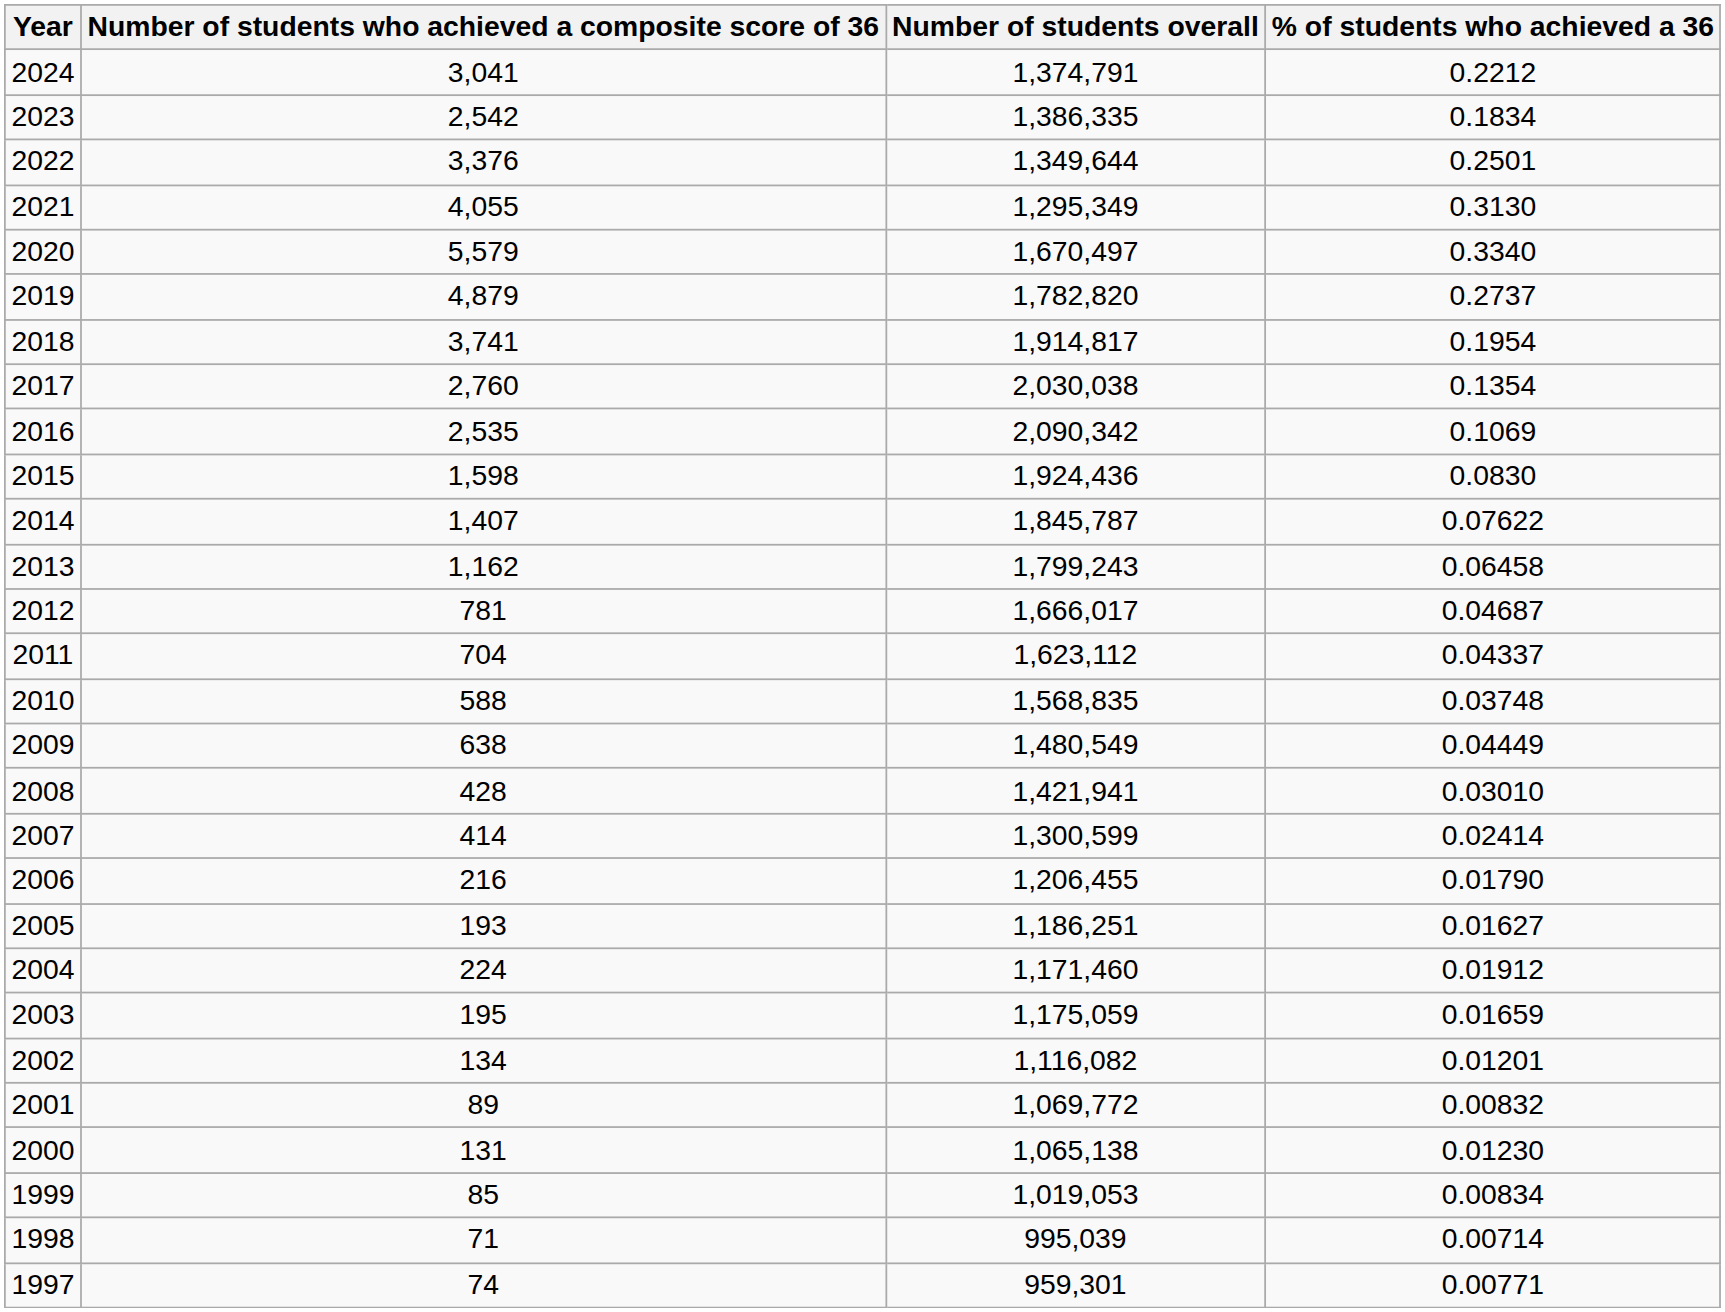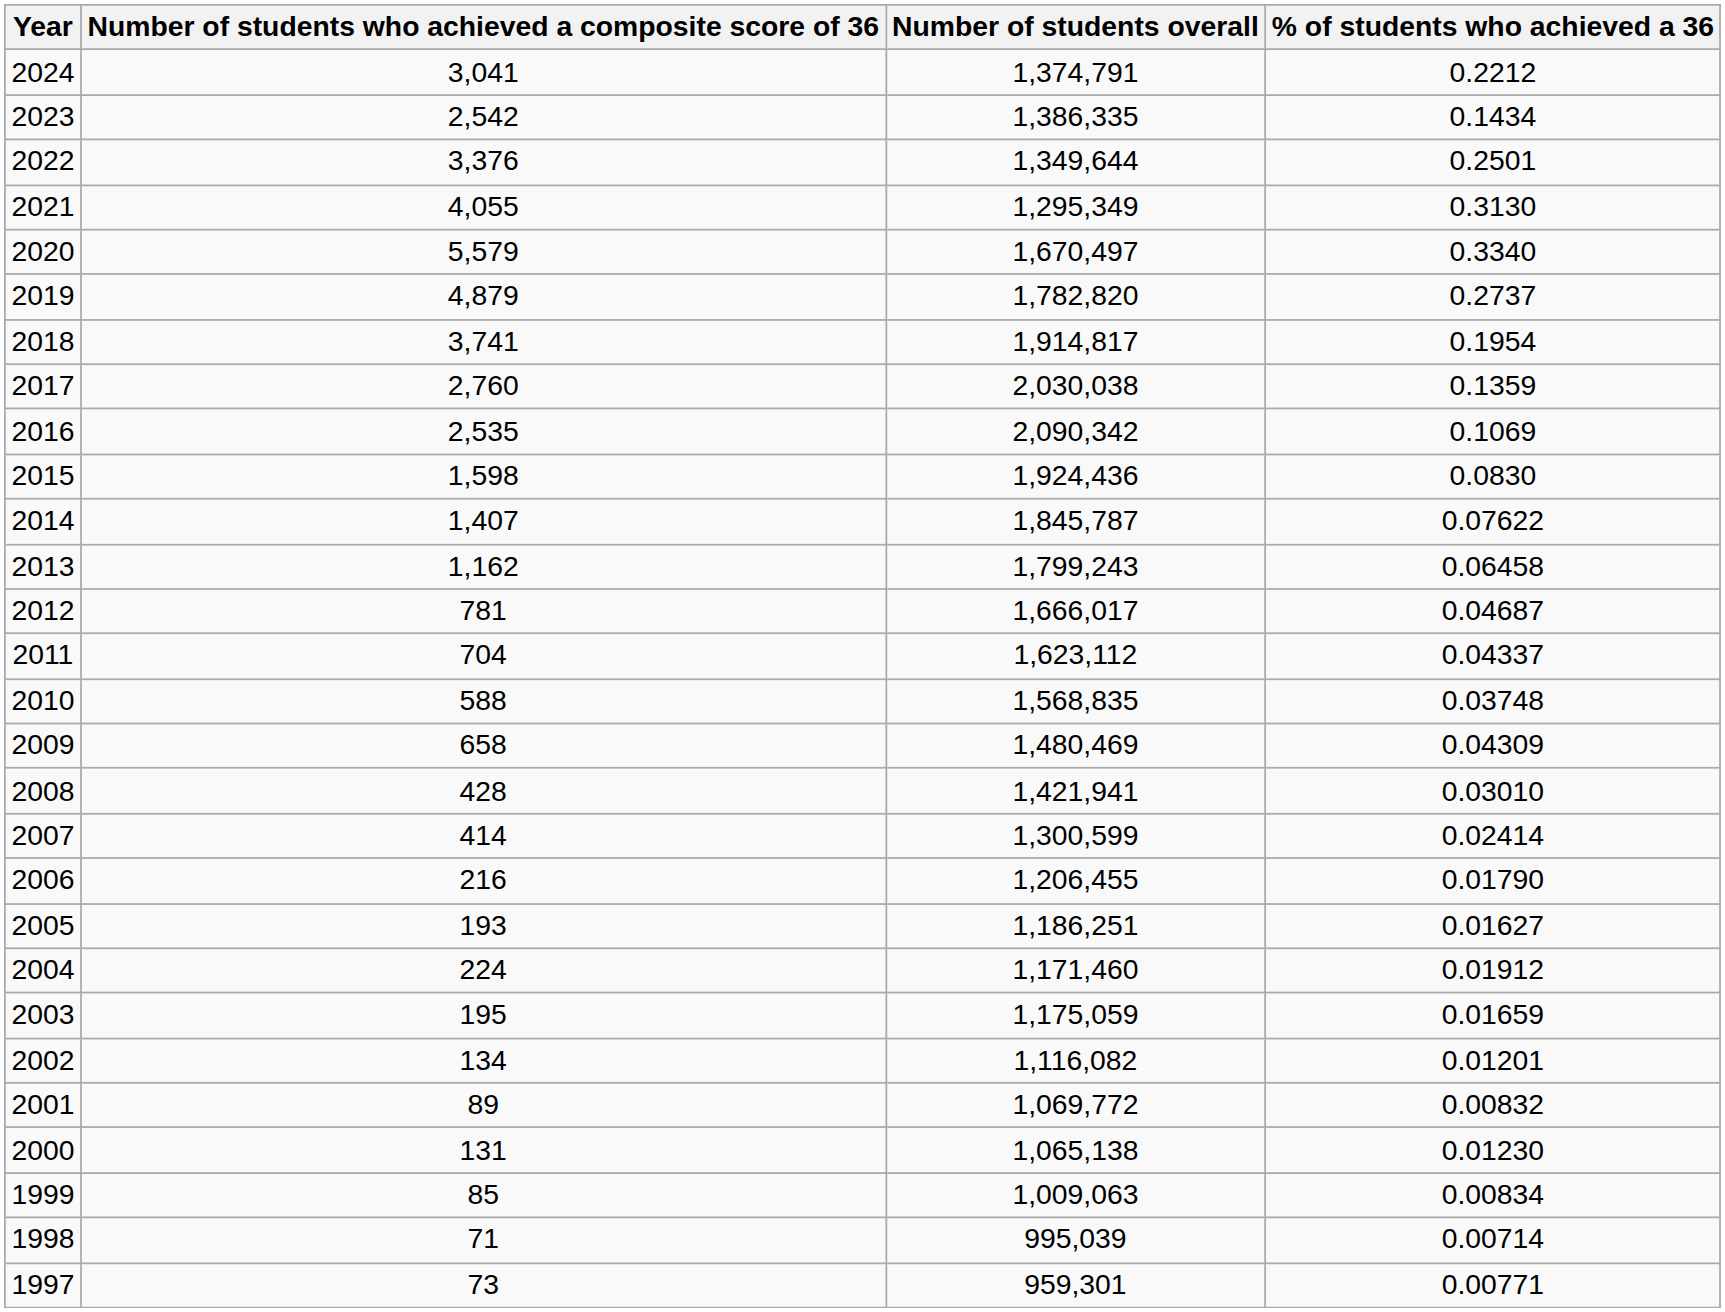(1493, 116) 0.1834 -> (1493, 116) 0.1434
(1493, 386) 0.1354 -> (1493, 386) 0.1359
(483, 745) 638 -> (483, 745) 658
(1075, 745) 1,480,549 -> (1075, 745) 1,480,469
(1493, 745) 0.04449 -> (1493, 745) 0.04309
(1075, 1194) 1,019,053 -> (1075, 1194) 1,009,063
(483, 1284) 74 -> (483, 1284) 73
